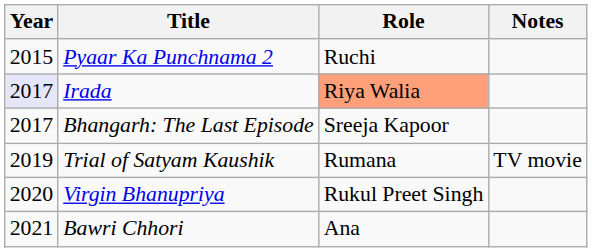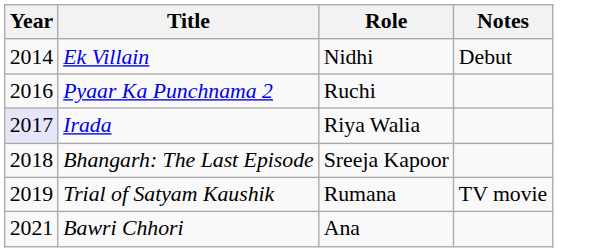+ row: (106, 56)
(31, 56) 2015 -> (31, 90) 2016
(372, 90) lightsalmon background -> (372, 125) no background
(31, 125) 2017 -> (31, 159) 2018
- row: (144, 194)
